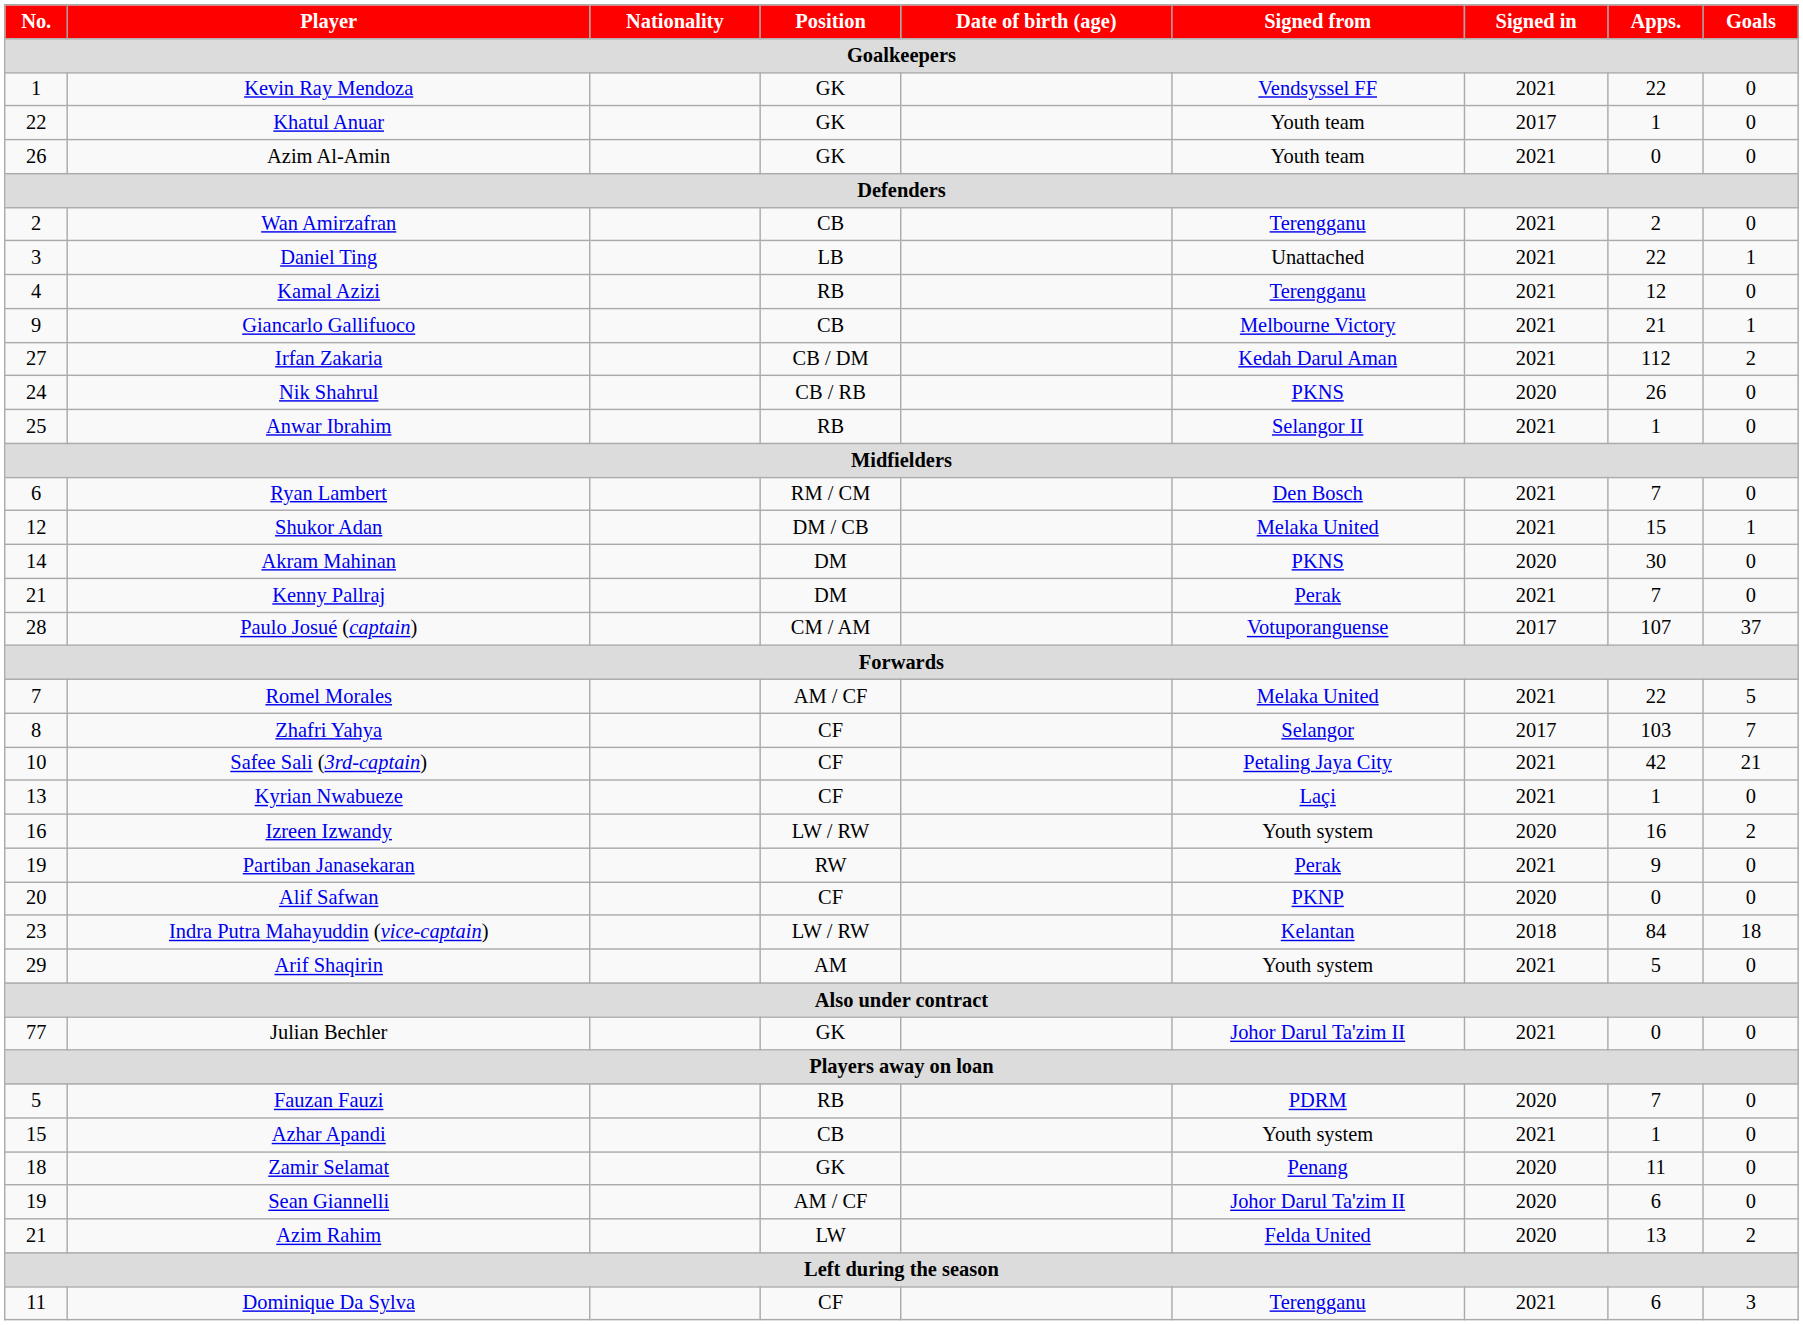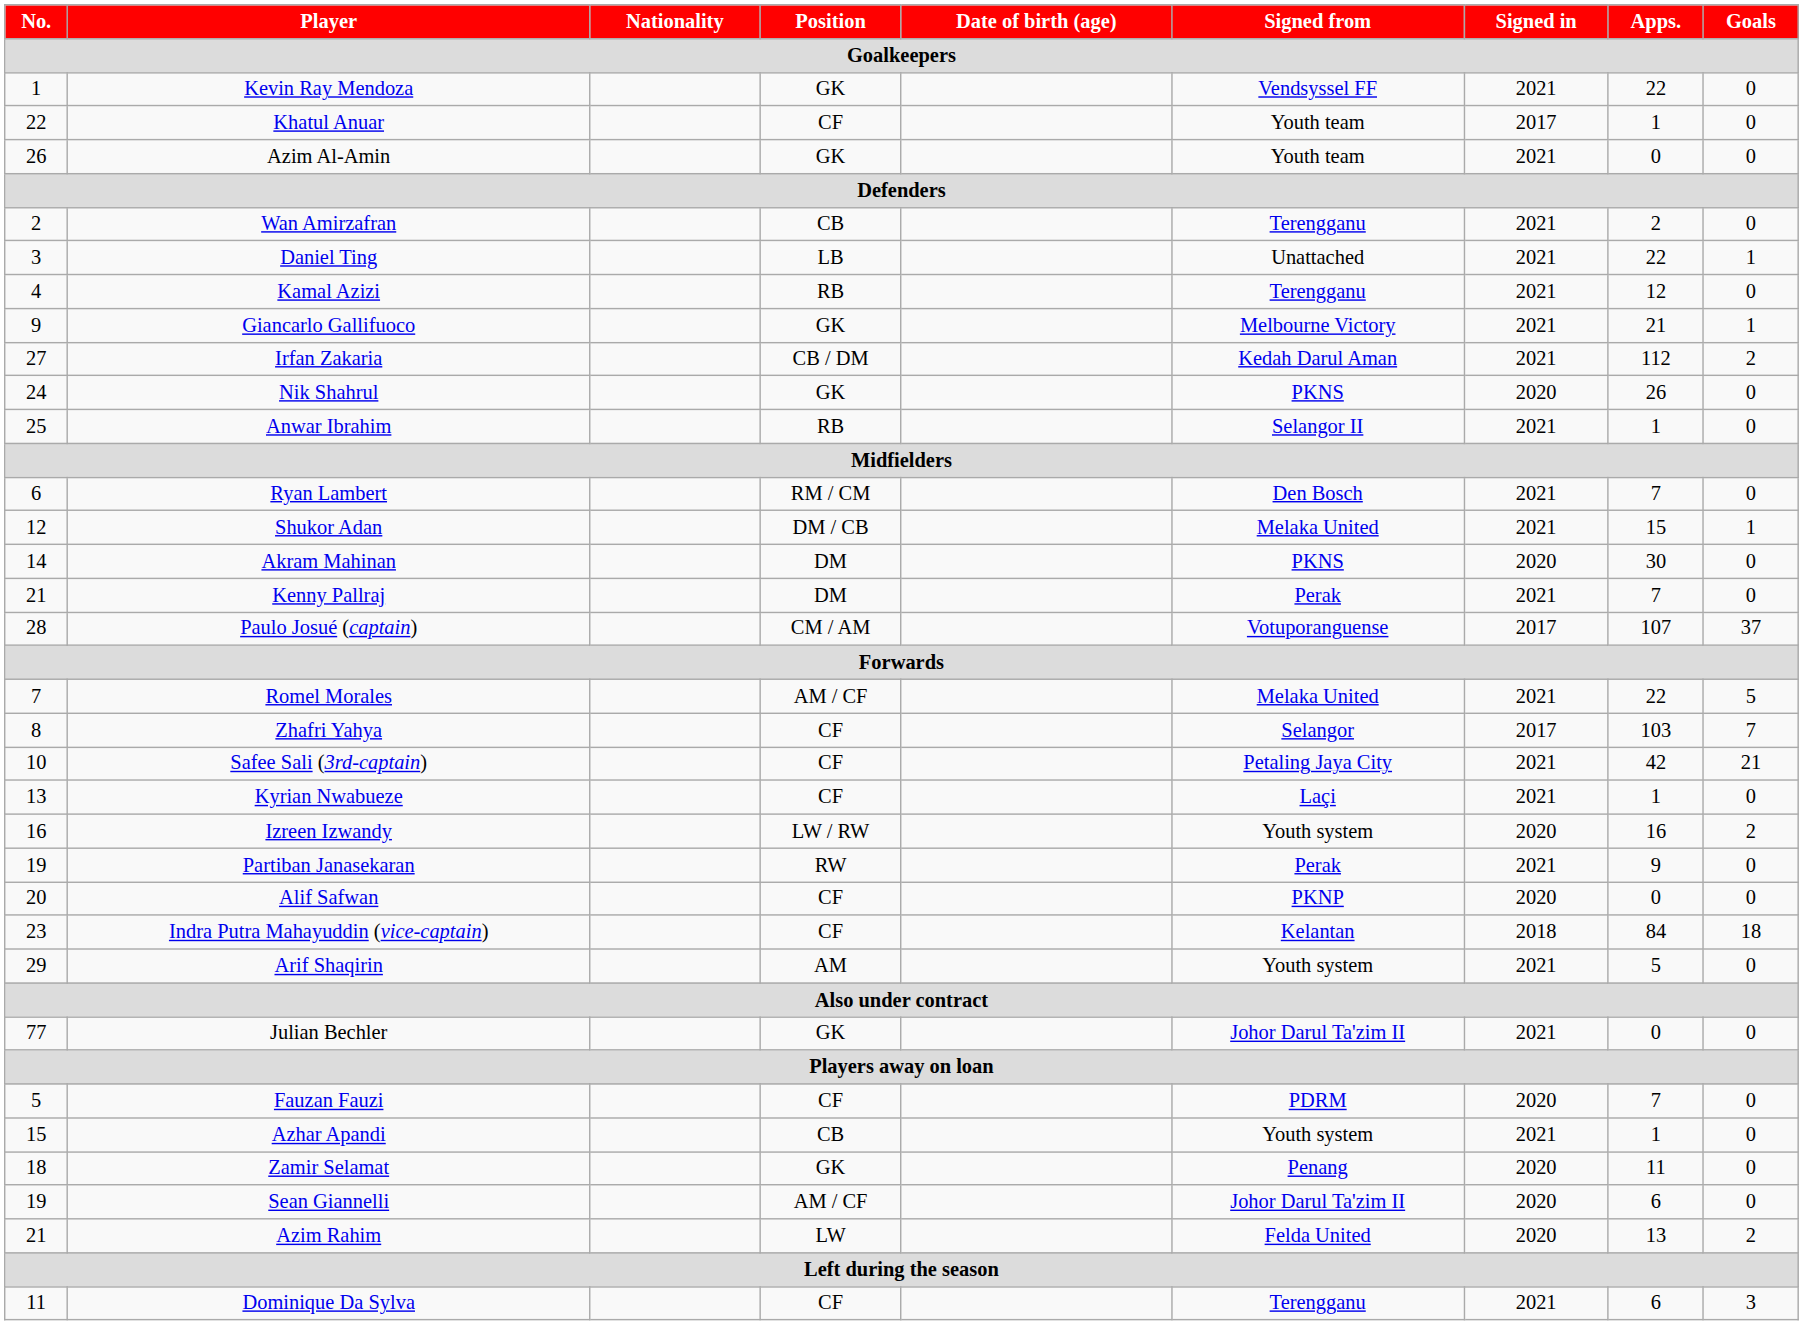(831, 122) GK -> (831, 122) CF
(831, 325) CB -> (831, 325) GK
(831, 392) CB / RB -> (831, 392) GK
(831, 932) LW / RW -> (831, 932) CF
(831, 1100) RB -> (831, 1100) CF
